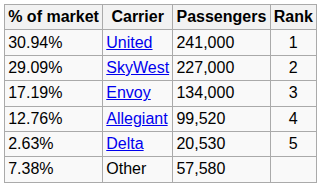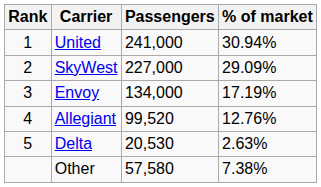columns swapped: (293, 17) <-> (54, 17)
